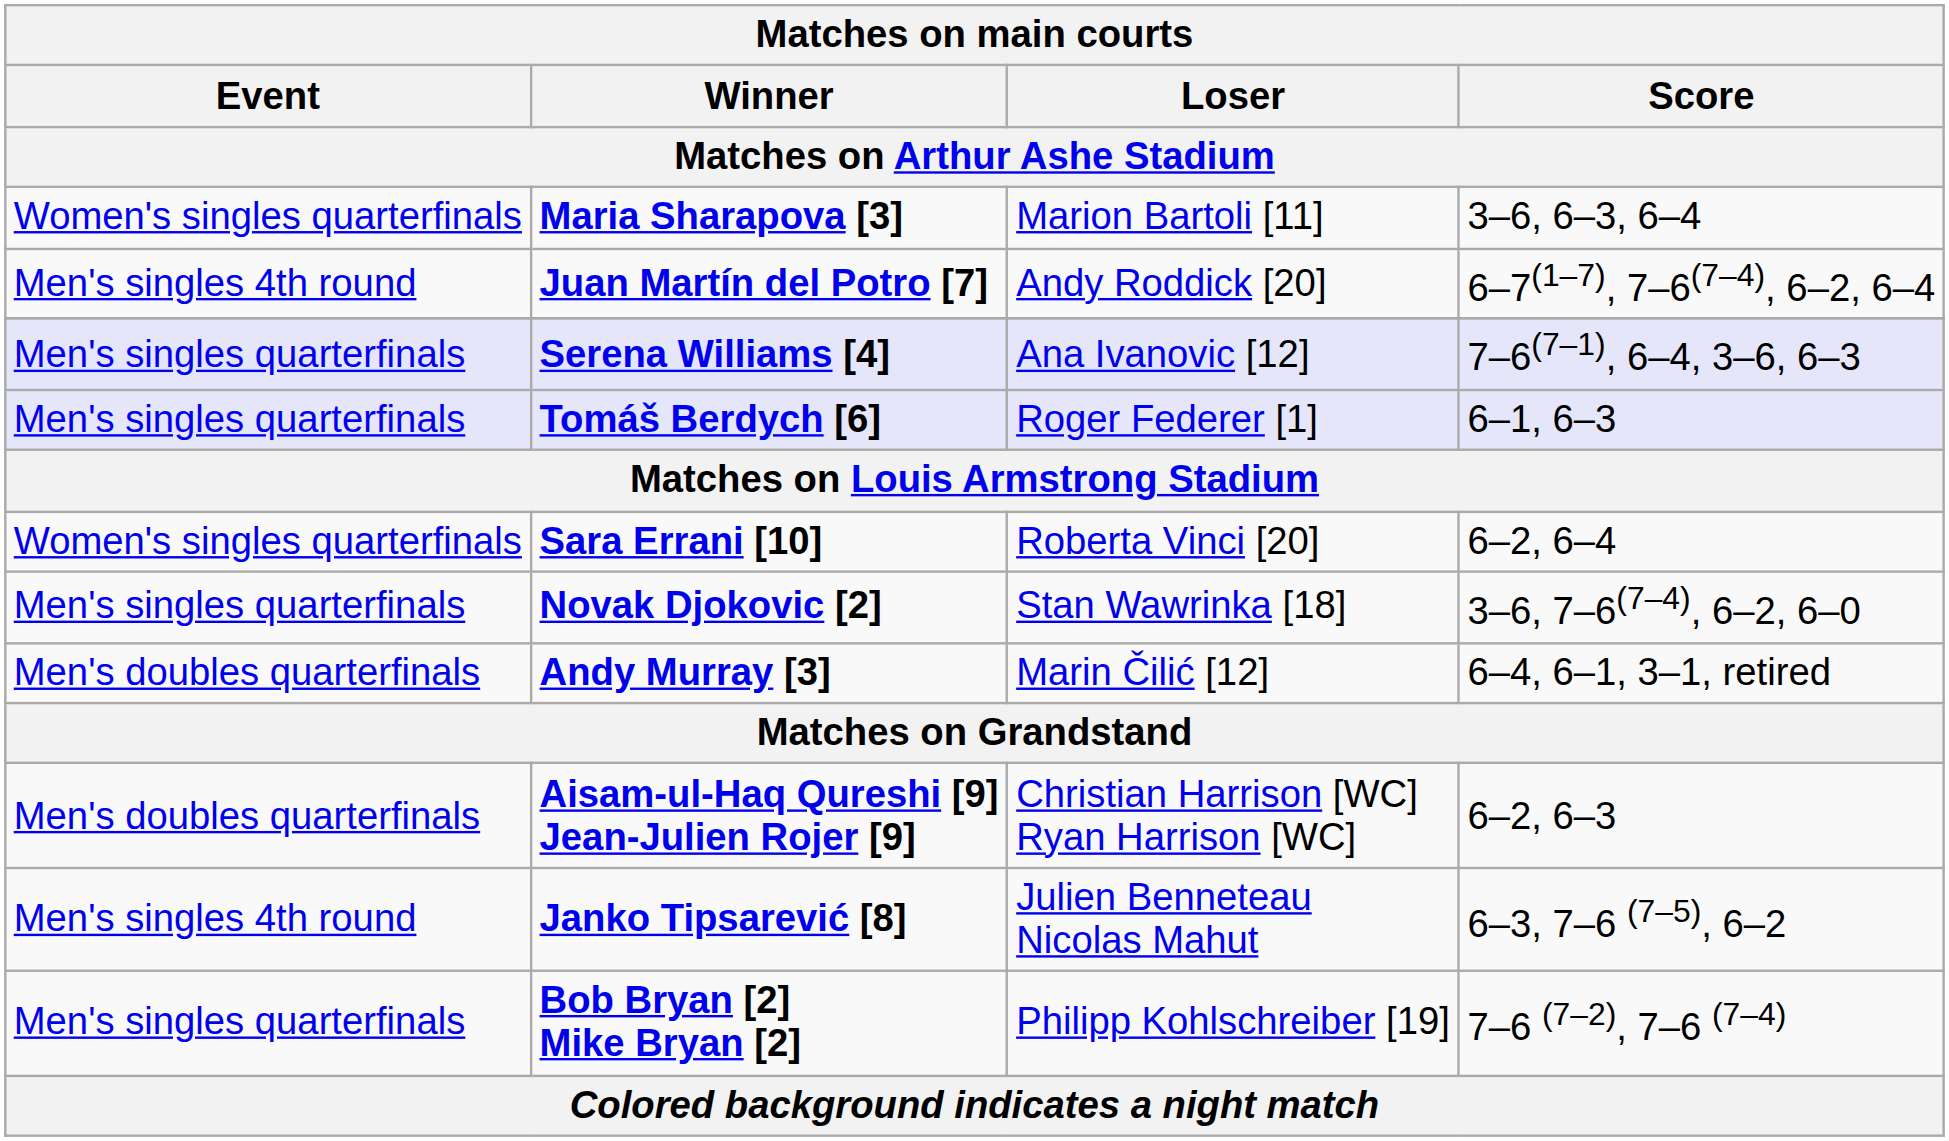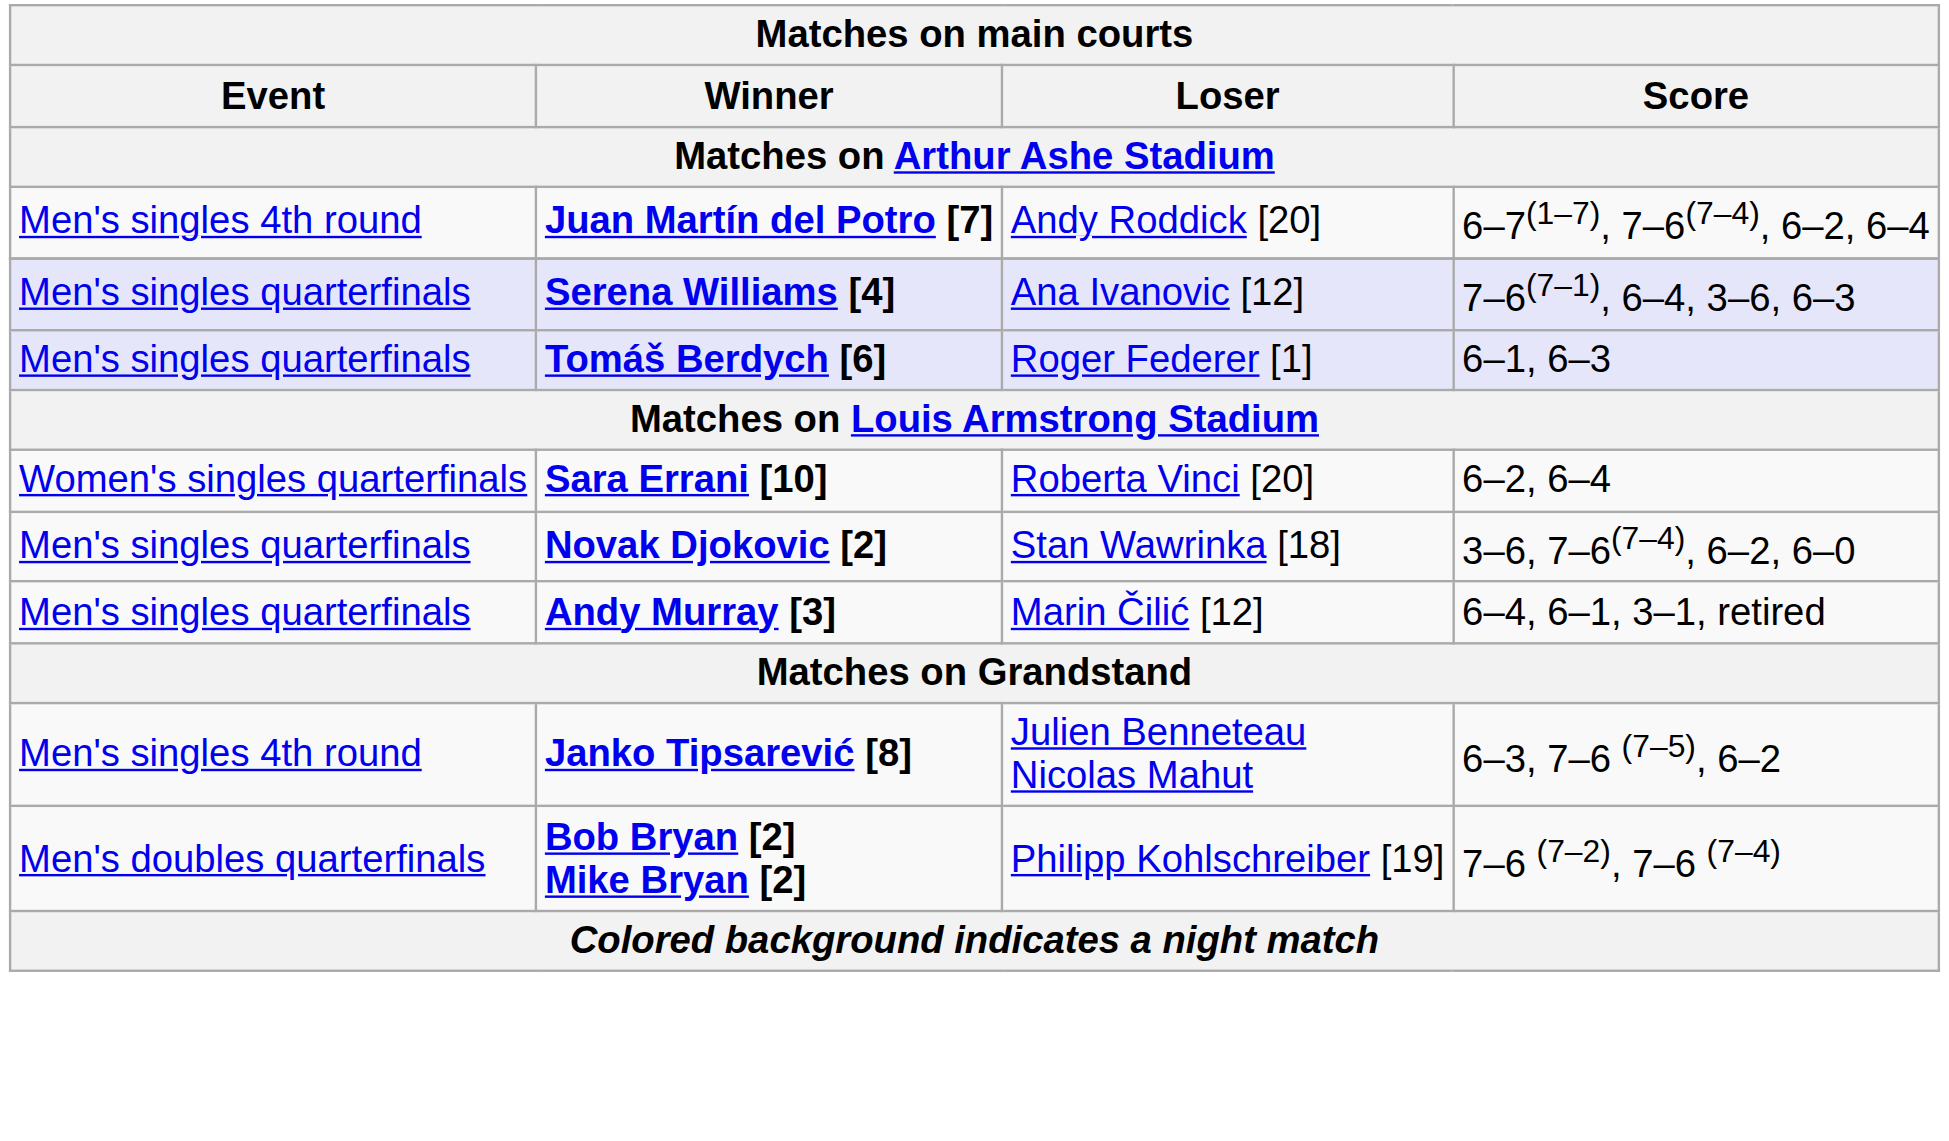- row: (721, 216)
(247, 672) Men's doubles quarterfinals -> (245, 611) Men's singles quarterfinals
- row: (769, 815)
(239, 1022) Men's singles quarterfinals -> (252, 858) Men's doubles quarterfinals
